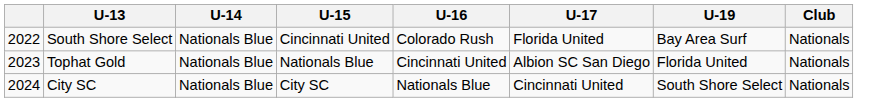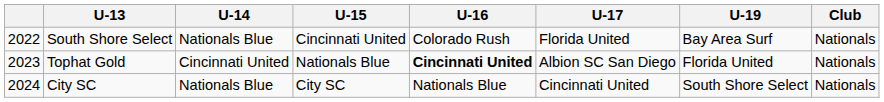(226, 62) Nationals Blue -> (234, 62) Cincinnati United
(451, 62) normal -> (473, 62) bold
